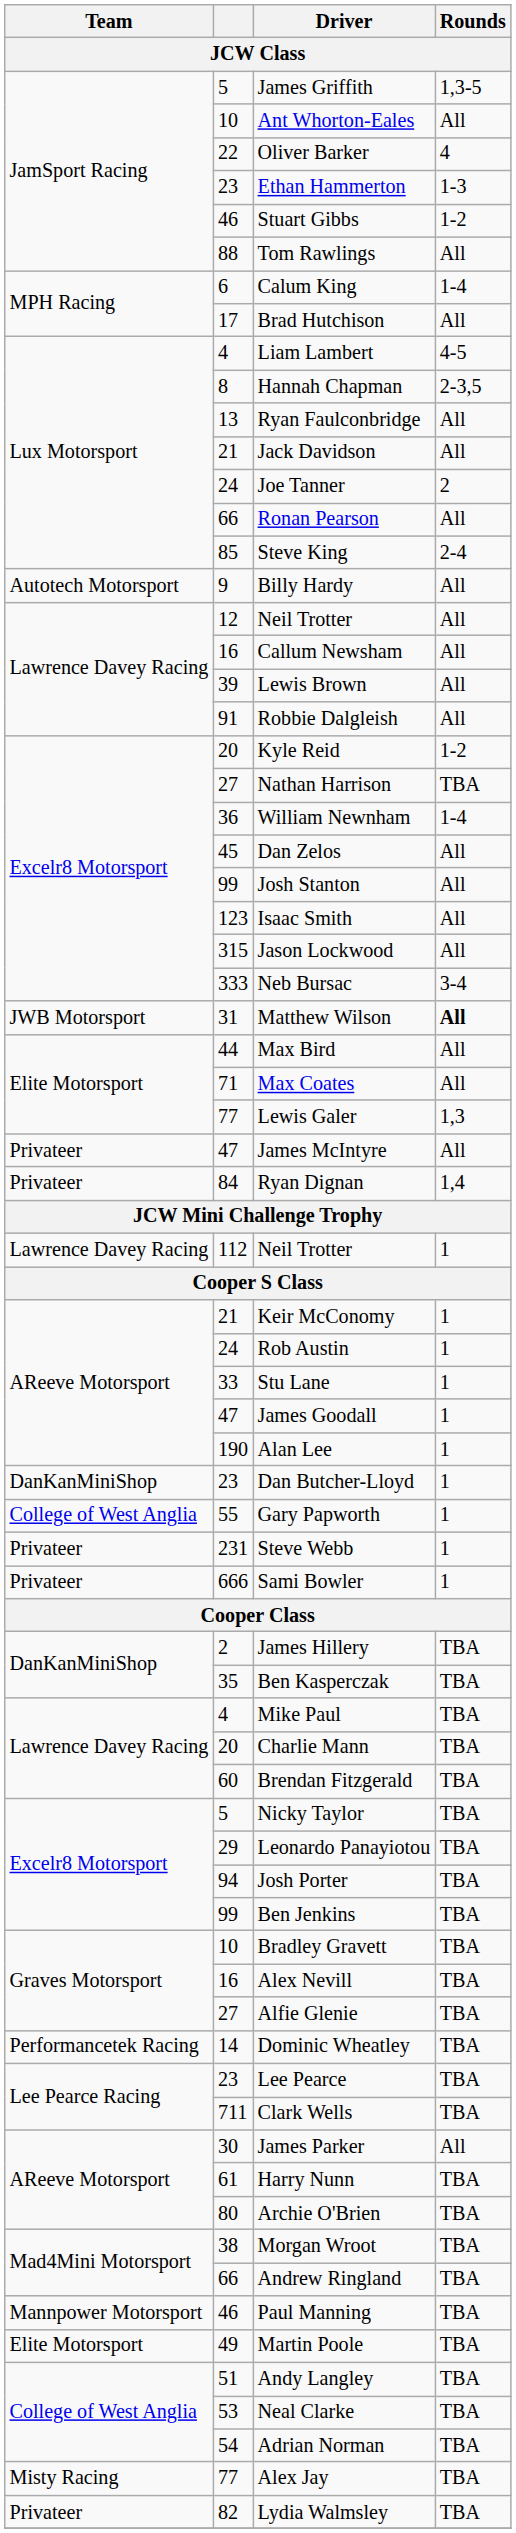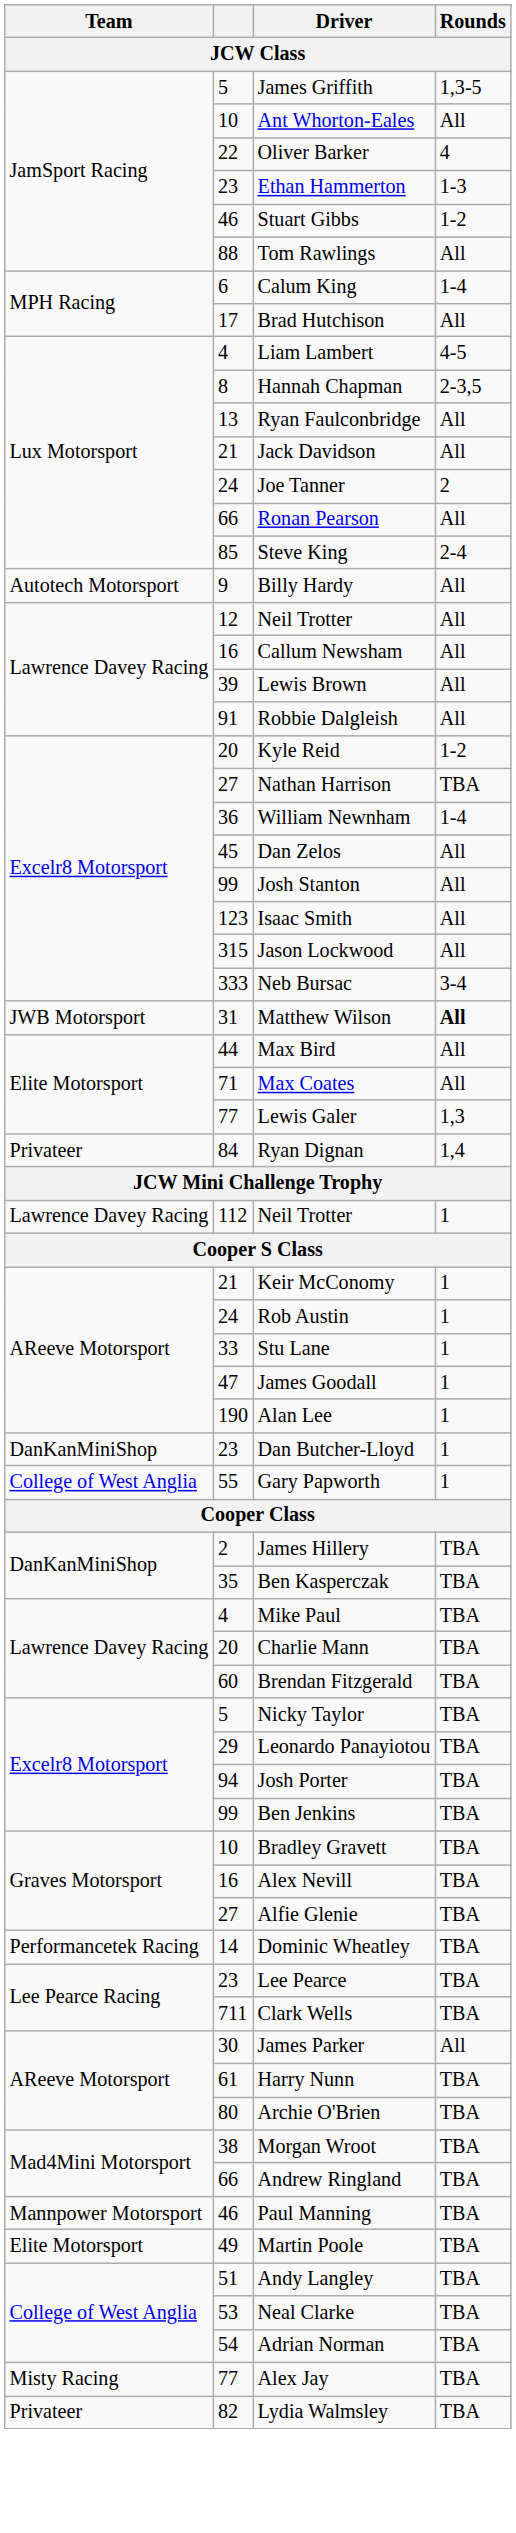- row: (228, 1149)
- row: (233, 1548)
- row: (233, 1581)
